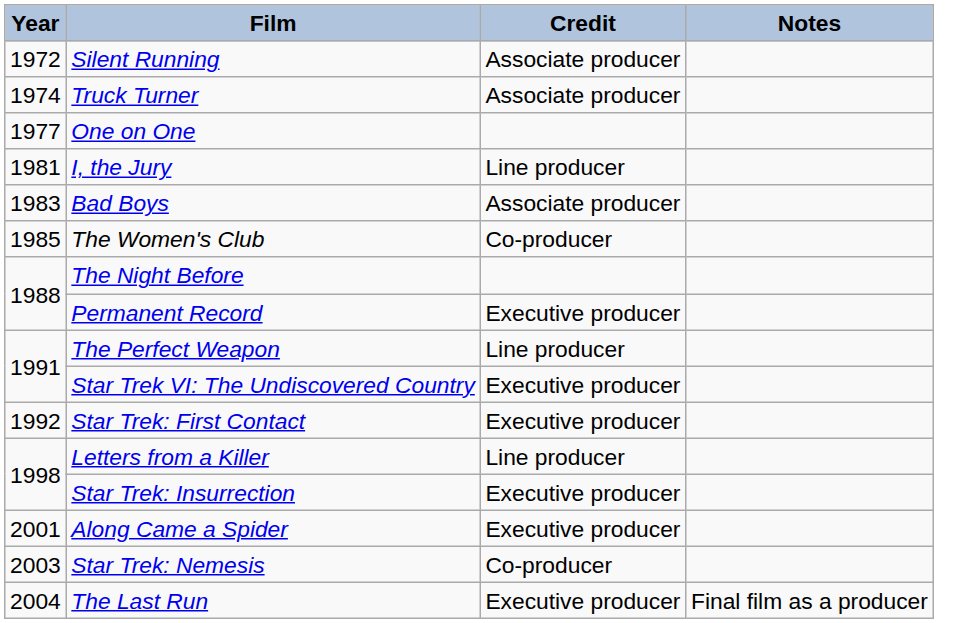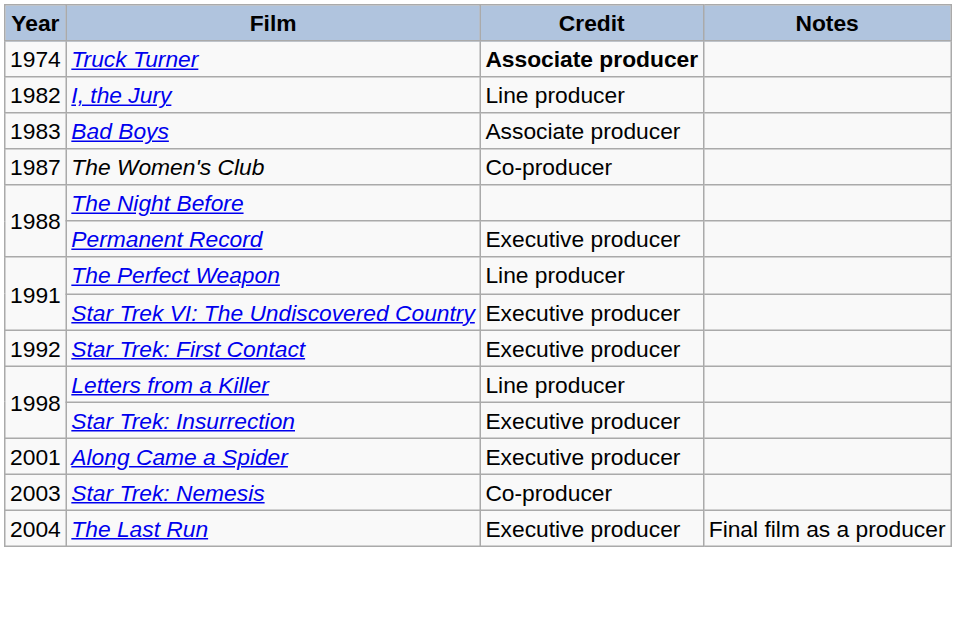- row: (145, 59)
(583, 95) normal -> (592, 59) bold
- row: (133, 131)
(35, 167) 1981 -> (35, 95) 1982
(35, 240) 1985 -> (35, 167) 1987
